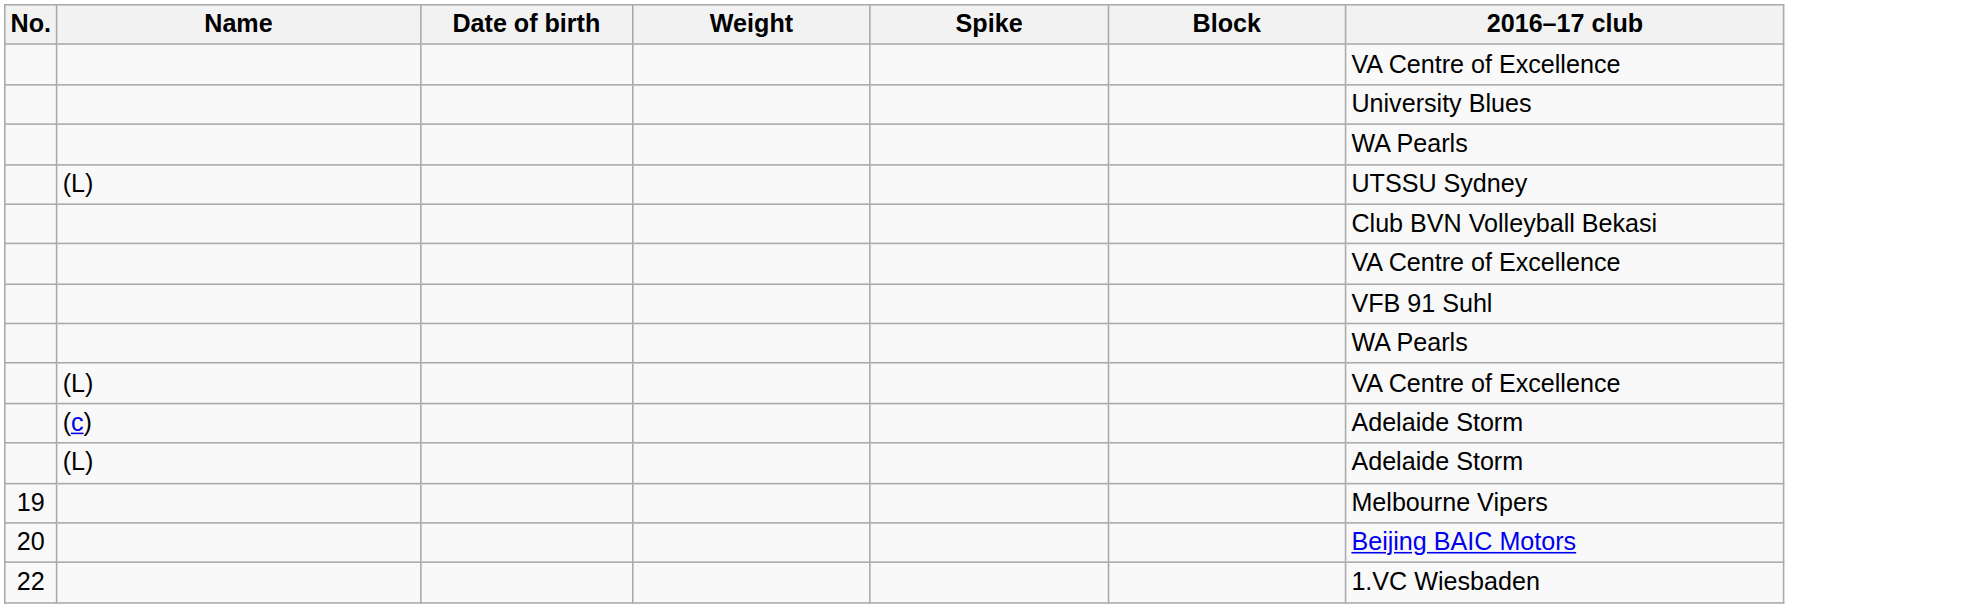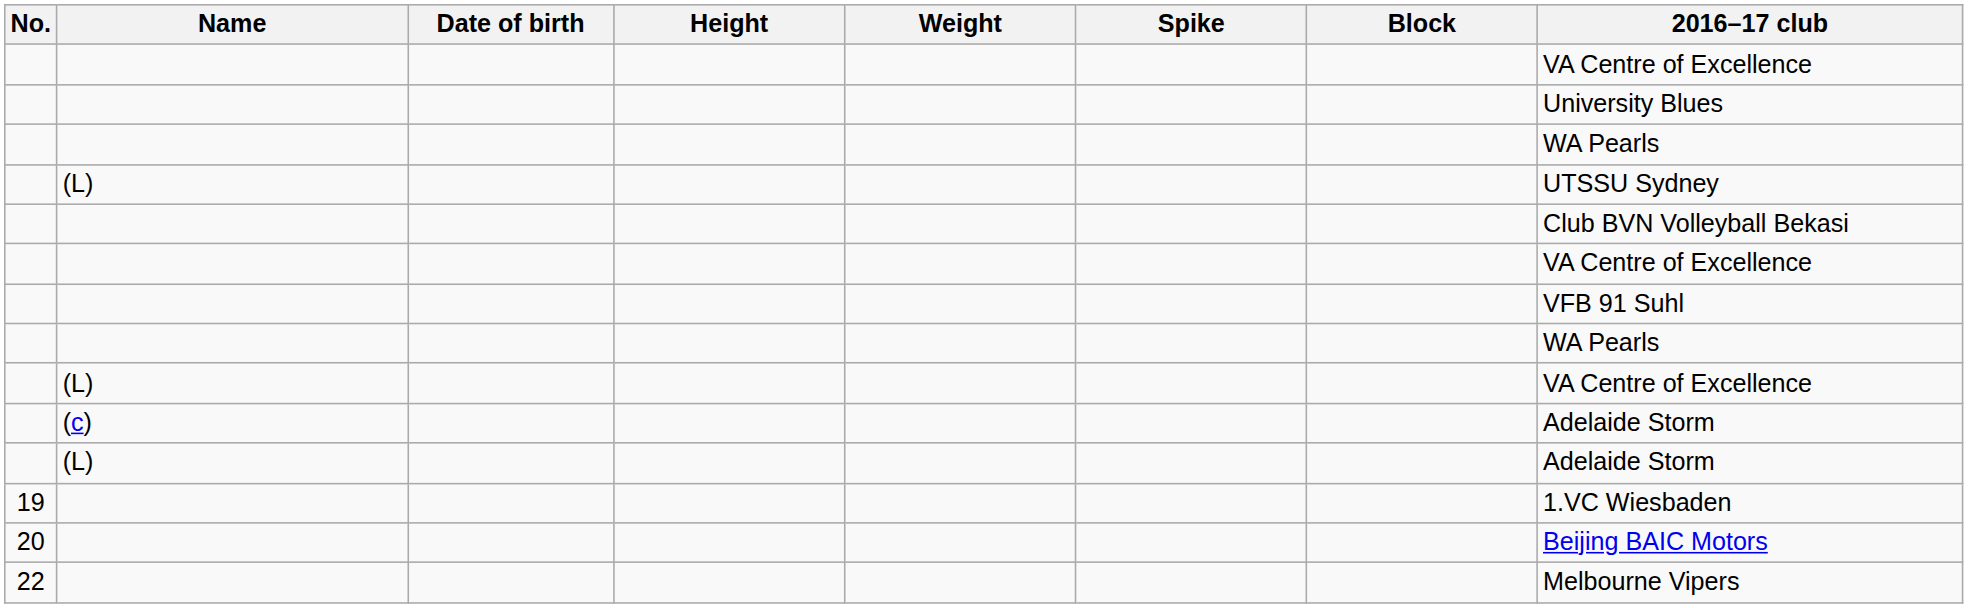+ column: (729, 24)
(1450, 502) Melbourne Vipers -> (1637, 502) 1.VC Wiesbaden
(1446, 582) 1.VC Wiesbaden -> (1641, 582) Melbourne Vipers
